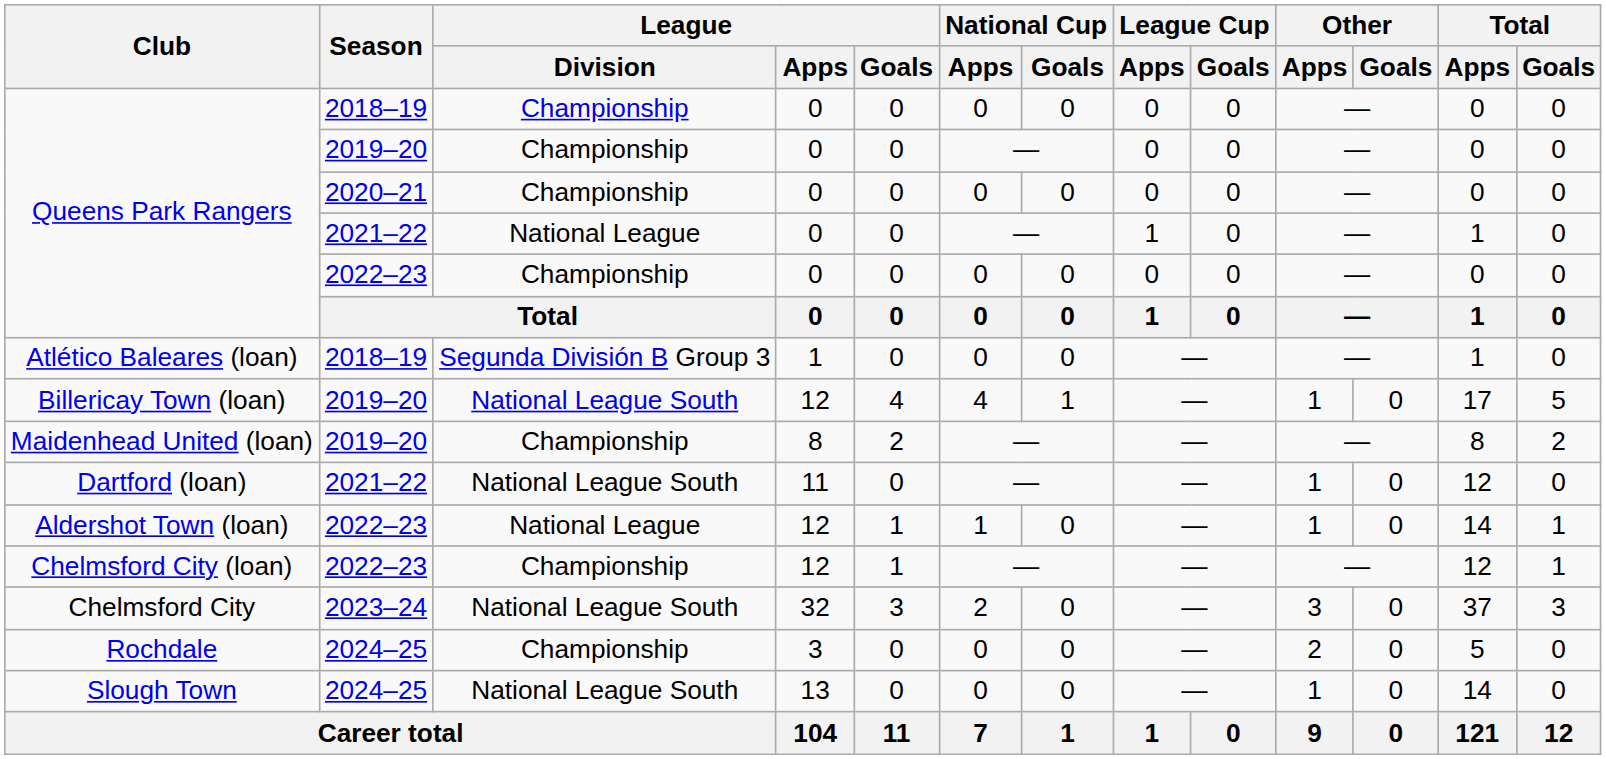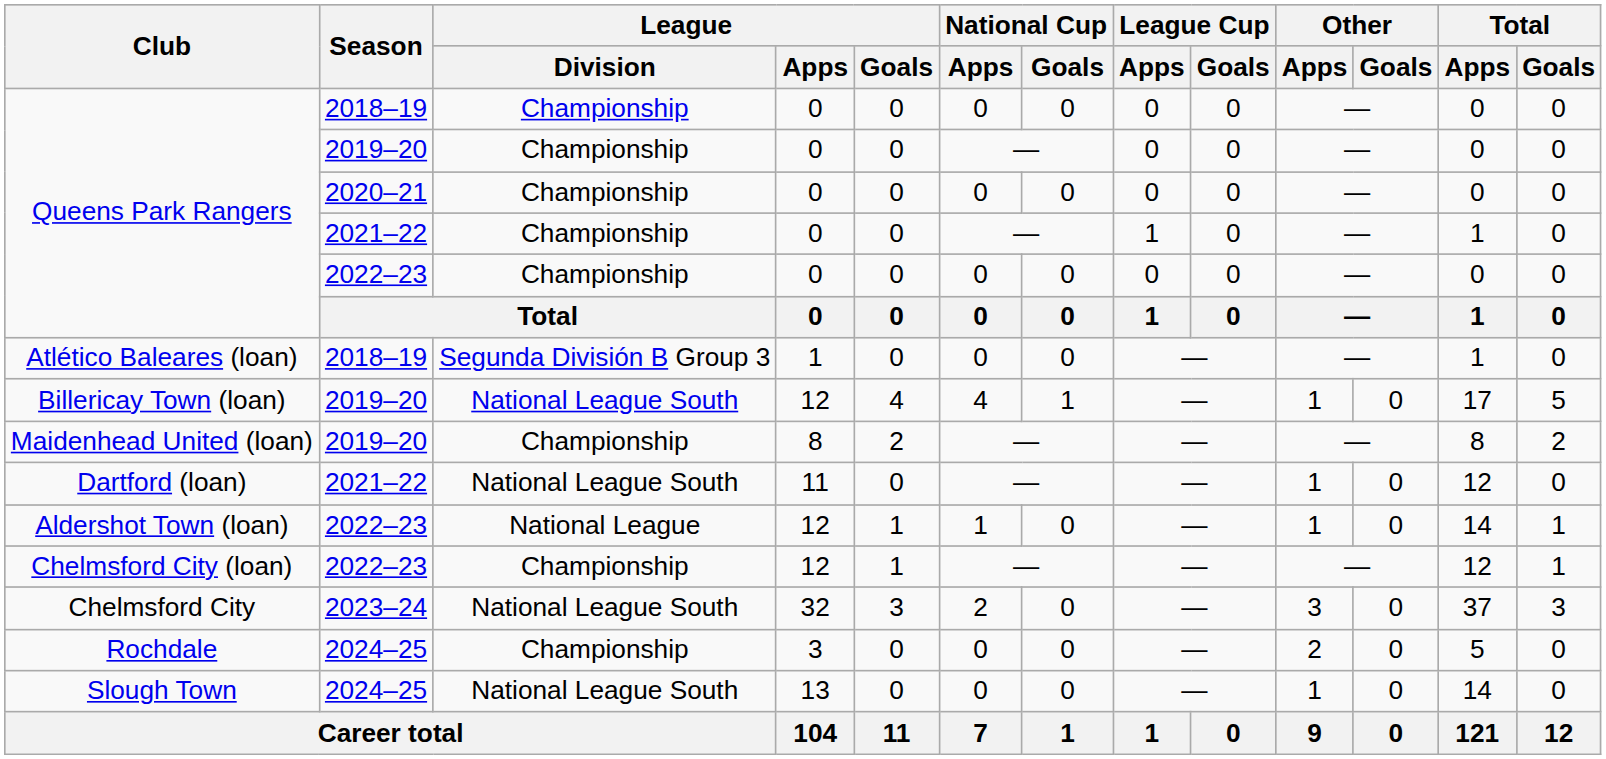(605, 233) National League -> (605, 233) Championship
